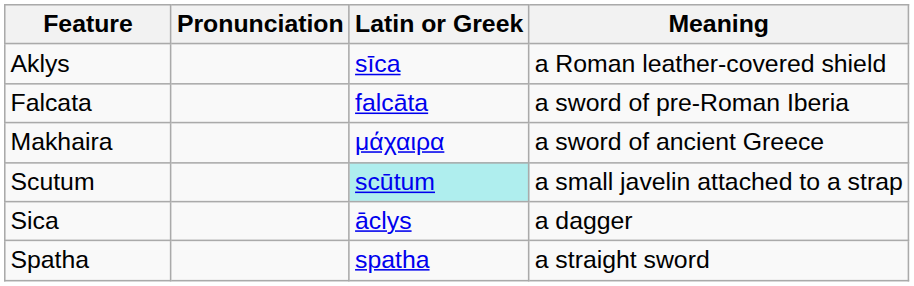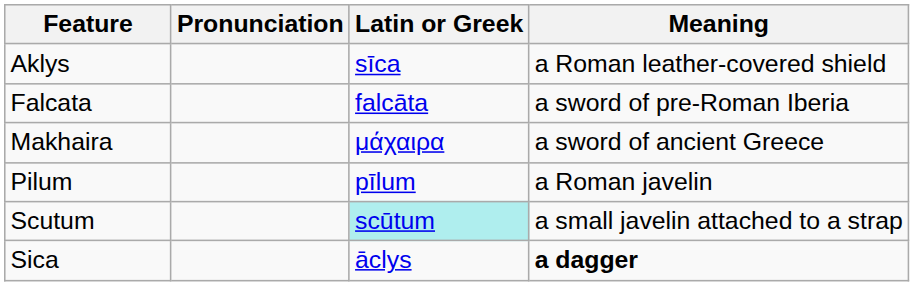+ row: (42, 181)
(584, 220) normal -> (586, 260) bold
- row: (50, 260)
